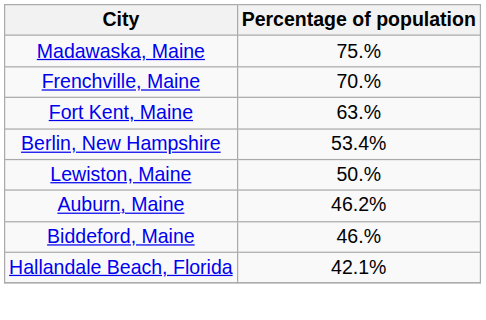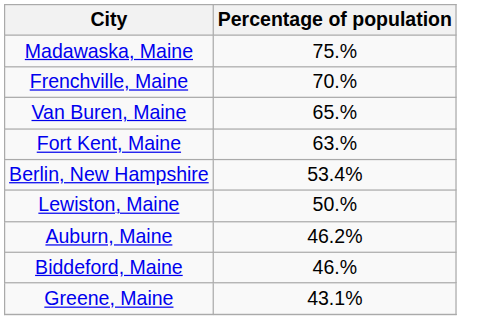+ row: (109, 112)
+ row: (109, 298)
- row: (121, 267)
